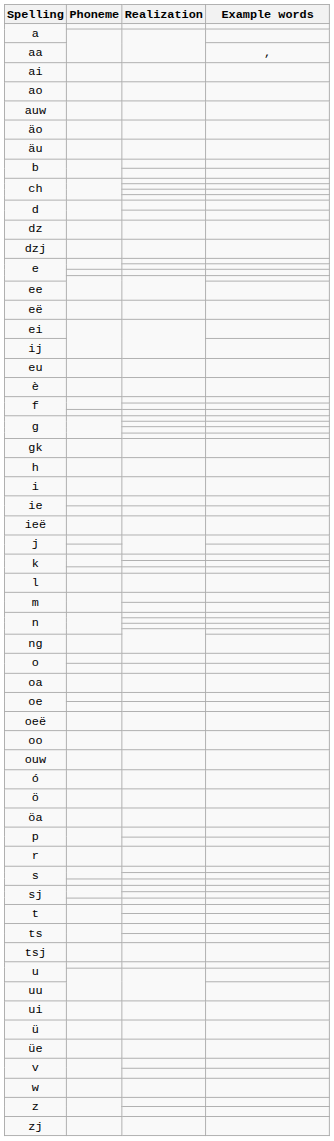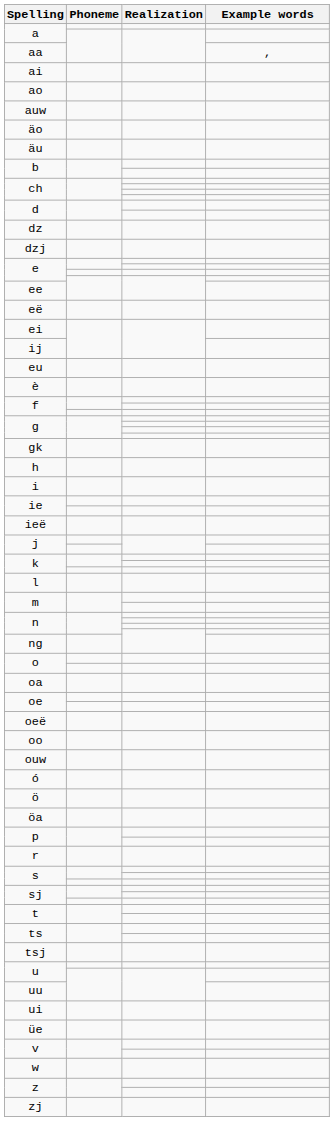- row: (35, 1030)
